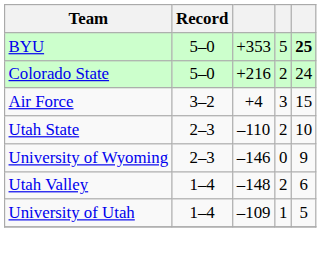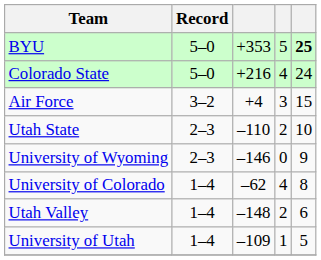(283, 74) 2 -> (283, 74) 4
+ row: (87, 185)
